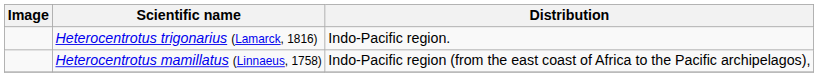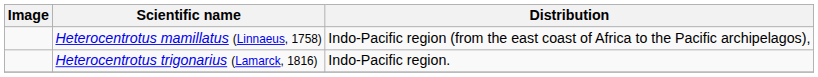rows swapped: (189, 60) <-> (187, 38)
